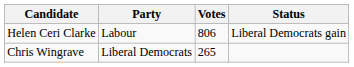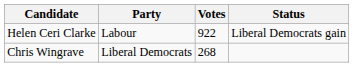(207, 33) 806 -> (207, 33) 922
(207, 52) 265 -> (207, 52) 268
